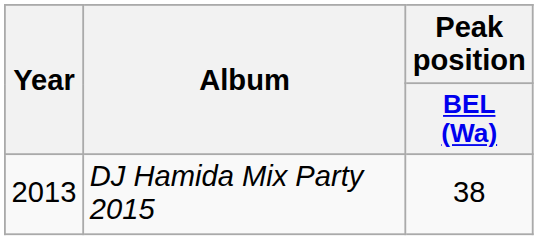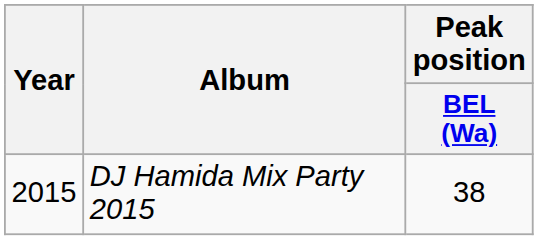(44, 193) 2013 -> (44, 193) 2015
